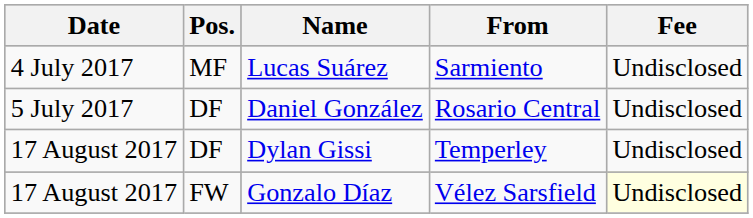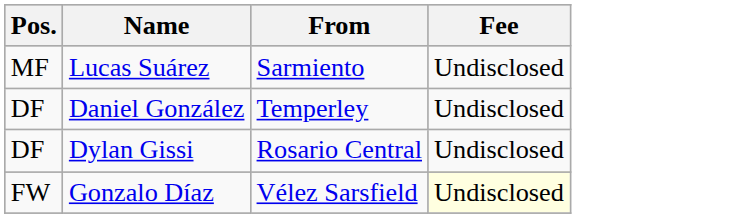- column: (94, 25)
(518, 108) Rosario Central -> (312, 108) Temperley
(491, 150) Temperley -> (339, 150) Rosario Central
